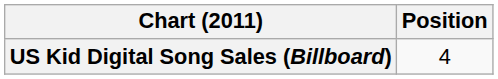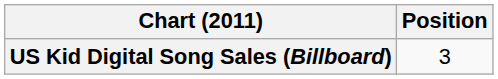(445, 56) 4 -> (445, 56) 3
